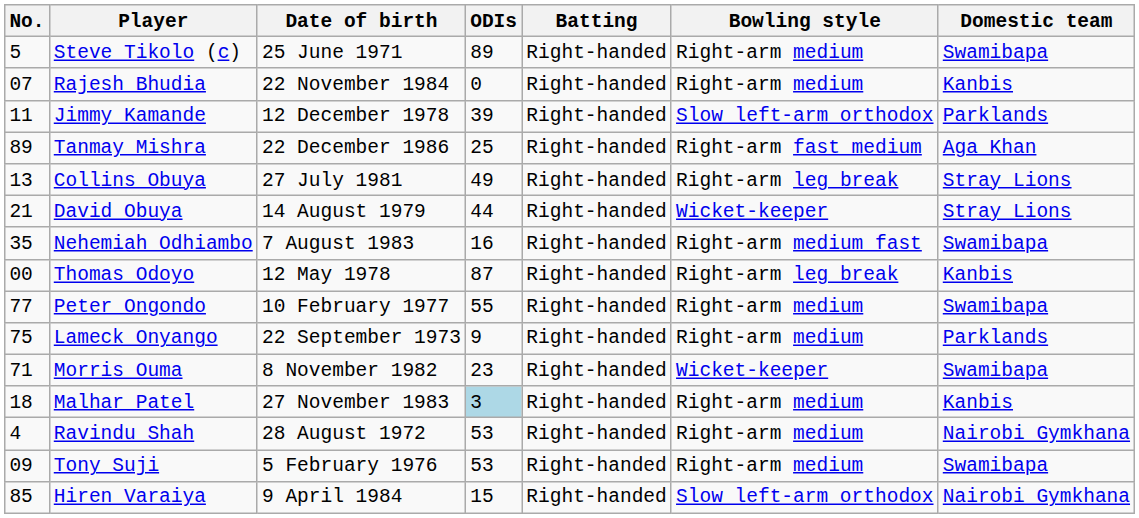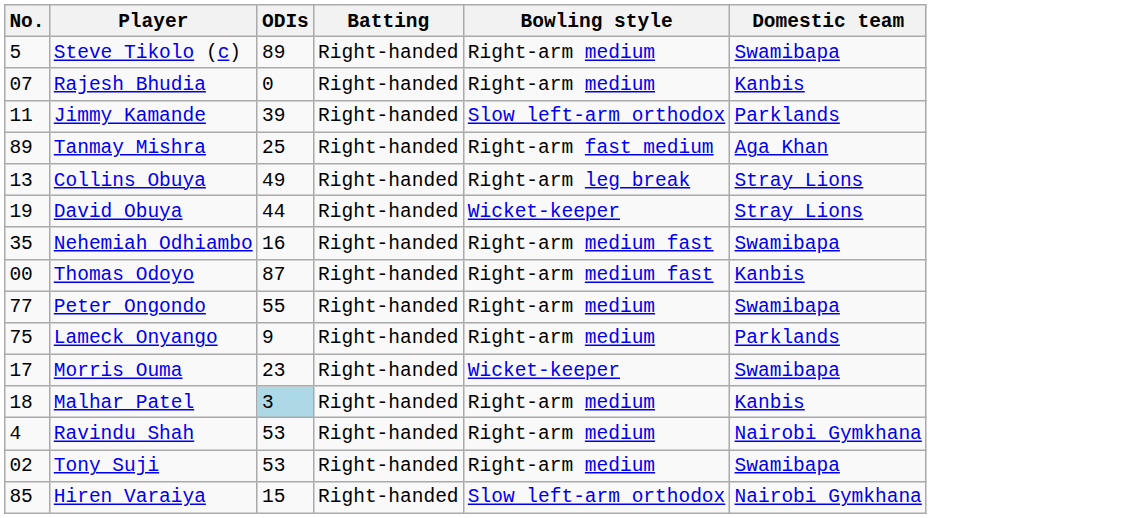- column: (361, 21)
(21, 211) 21 -> (21, 211) 19
(787, 275) Right-arm leg break -> (591, 275) Right-arm medium fast
(21, 370) 71 -> (21, 370) 17
(21, 466) 09 -> (21, 466) 02
